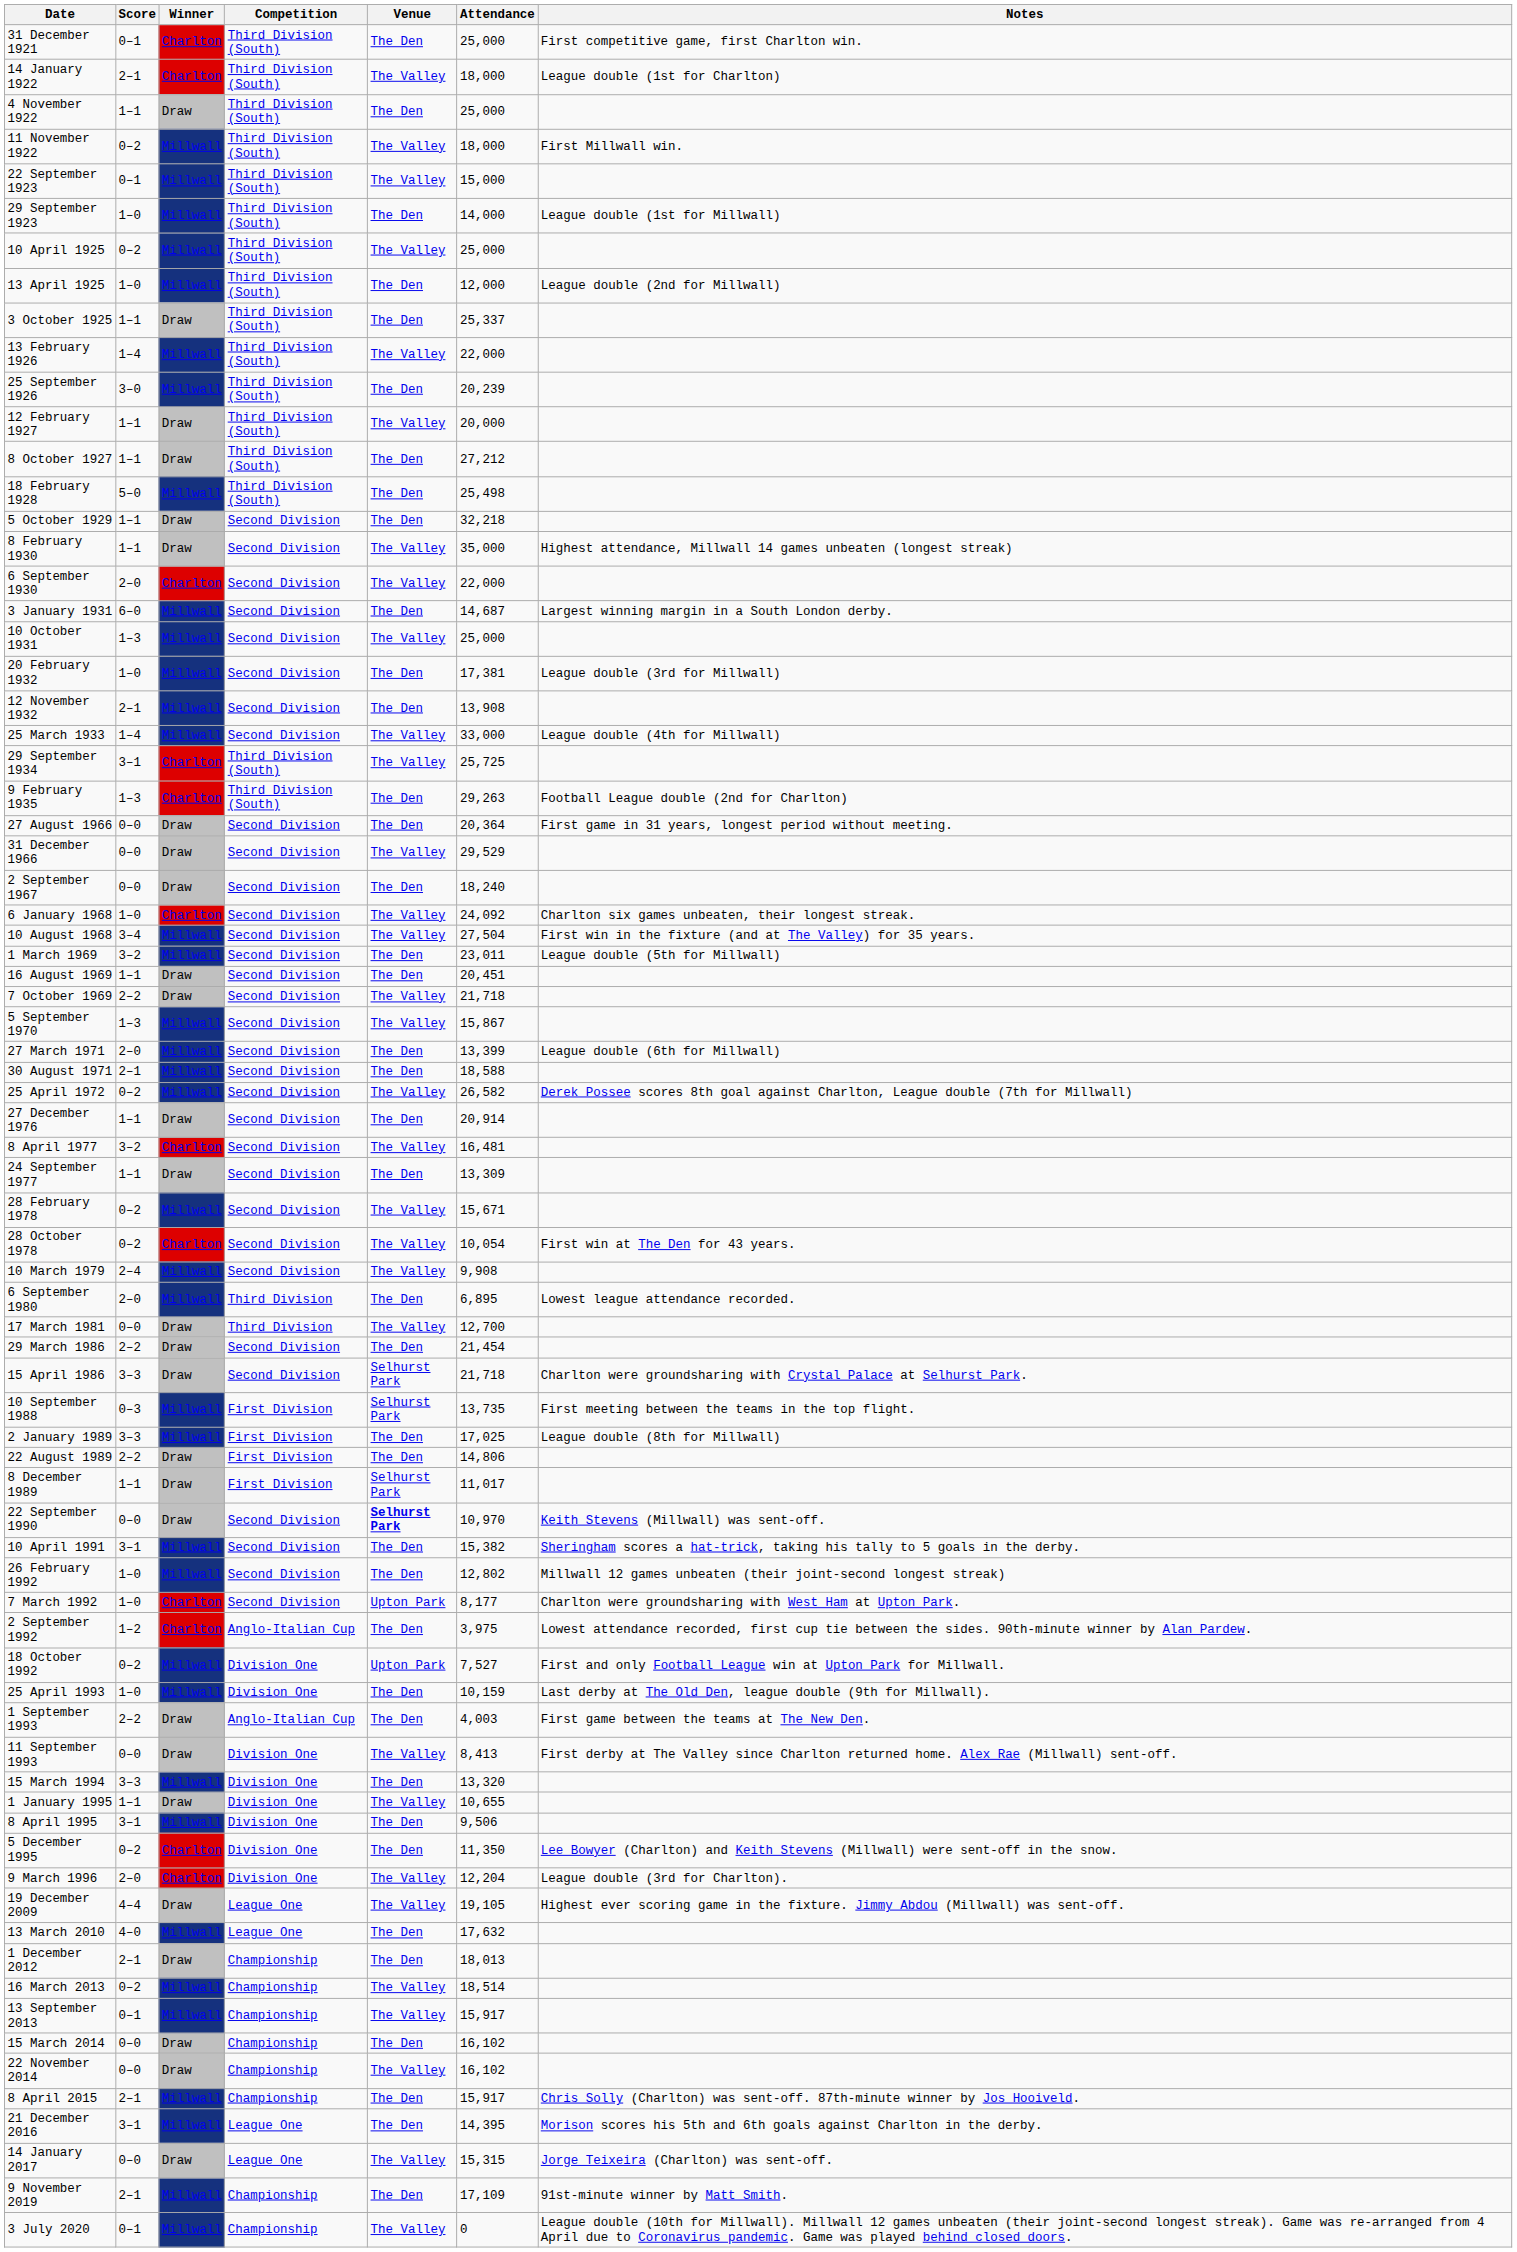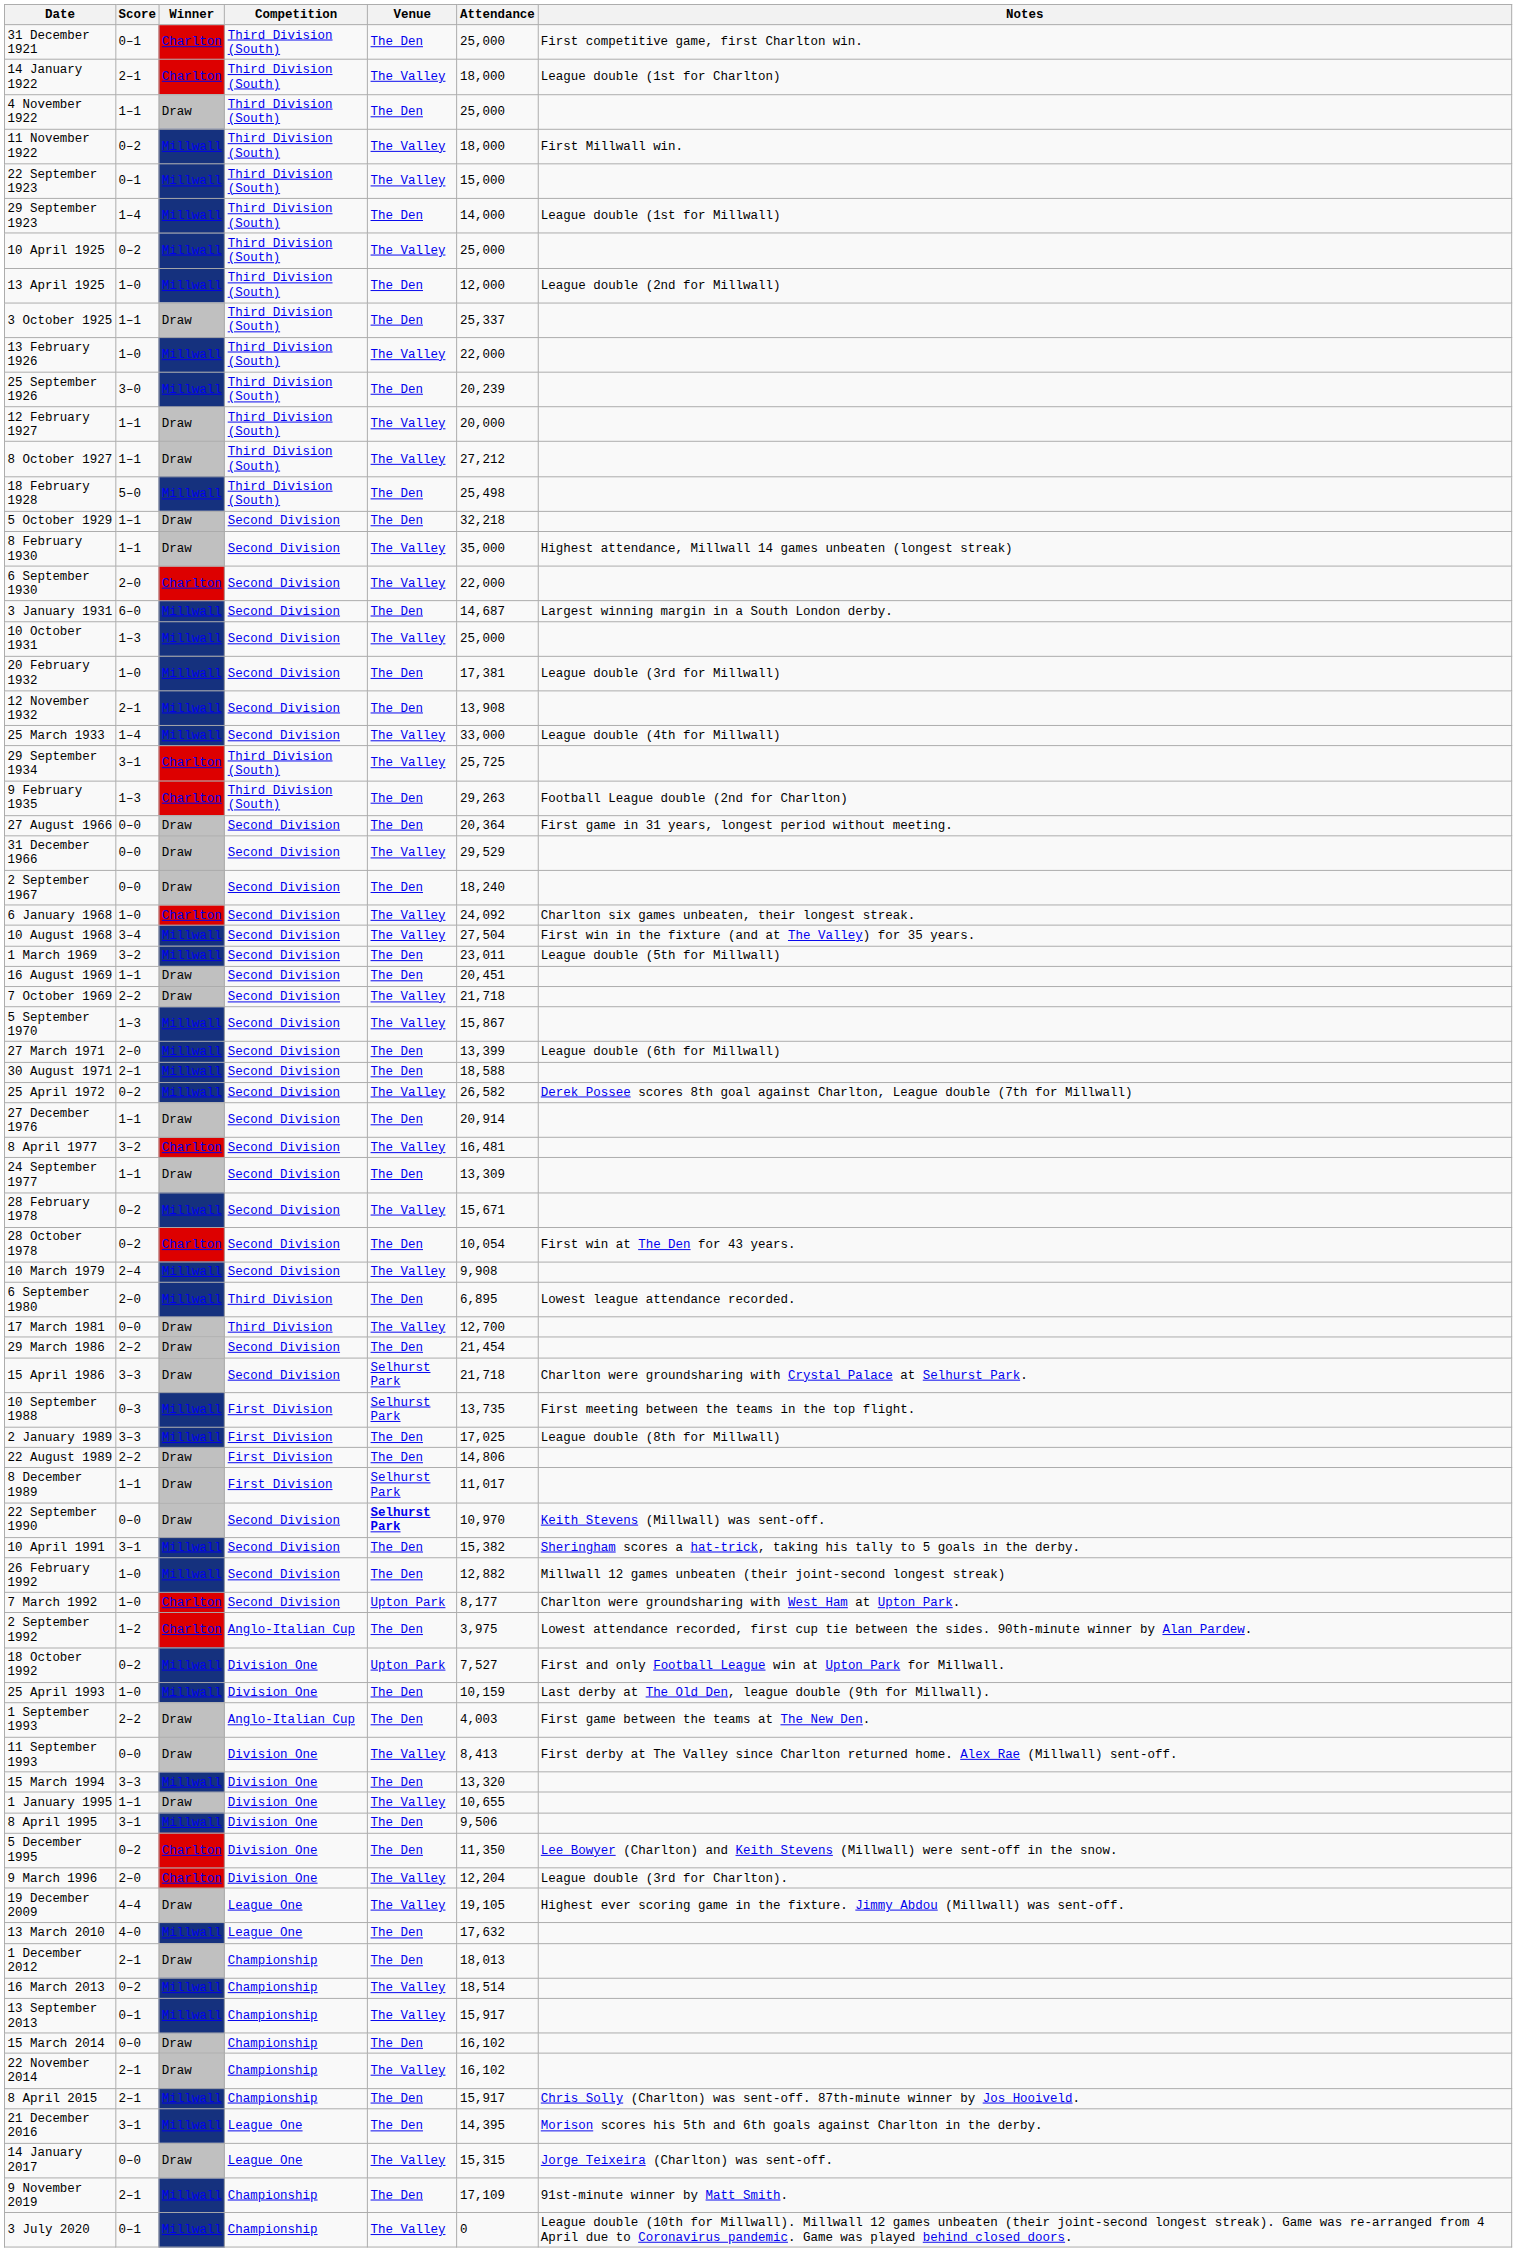(130, 216) 1–0 -> (130, 216) 1–4
(130, 355) 1–4 -> (130, 355) 1–0
(397, 459) The Den -> (408, 459) The Valley
(408, 1245) The Valley -> (397, 1245) The Den
(482, 1575) 12,802 -> (482, 1575) 12,882
(130, 2071) 0–0 -> (130, 2071) 2–1
